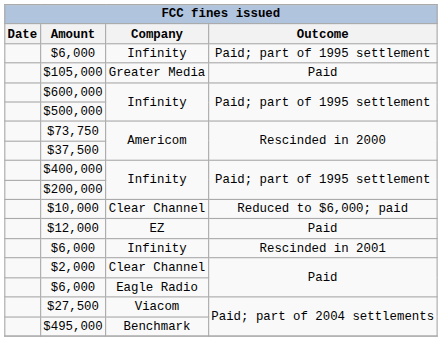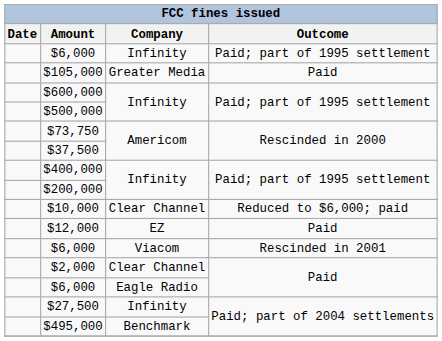(157, 248) Infinity -> (157, 248) Viacom
(157, 307) Viacom -> (157, 307) Infinity
